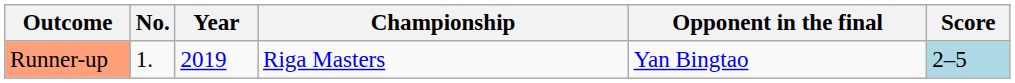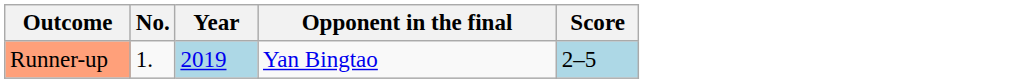- column: (443, 22)
(203, 59) no background -> (203, 59) lightblue background
